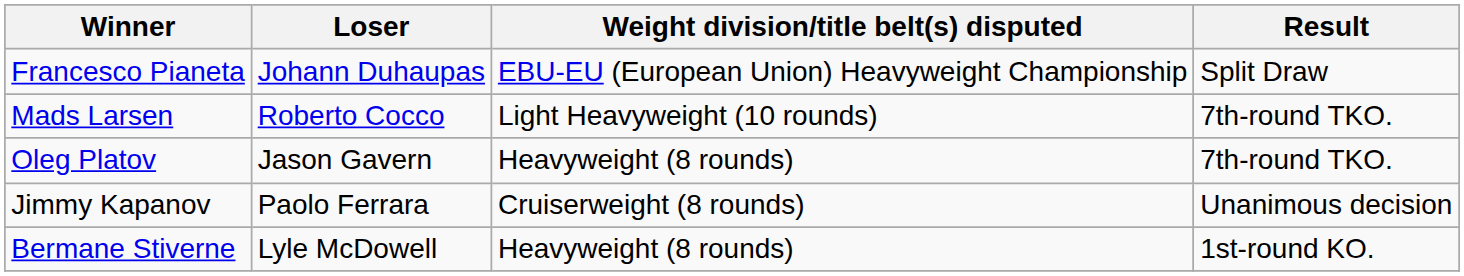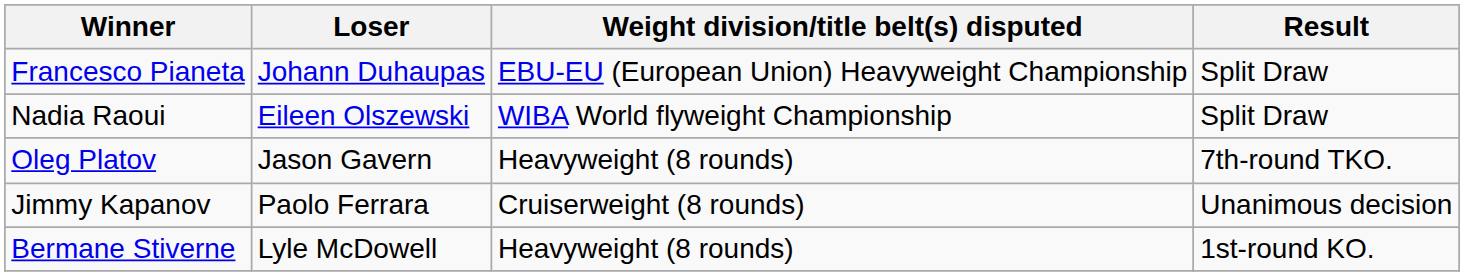+ row: (88, 115)
- row: (92, 115)
